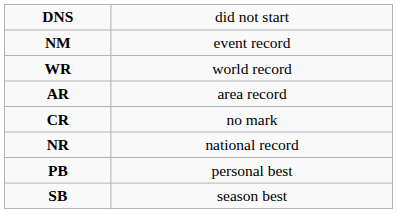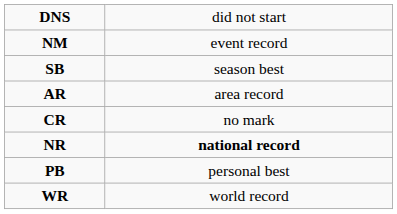rows swapped: (58, 67) <-> (58, 195)
(252, 144) normal -> (249, 144) bold
